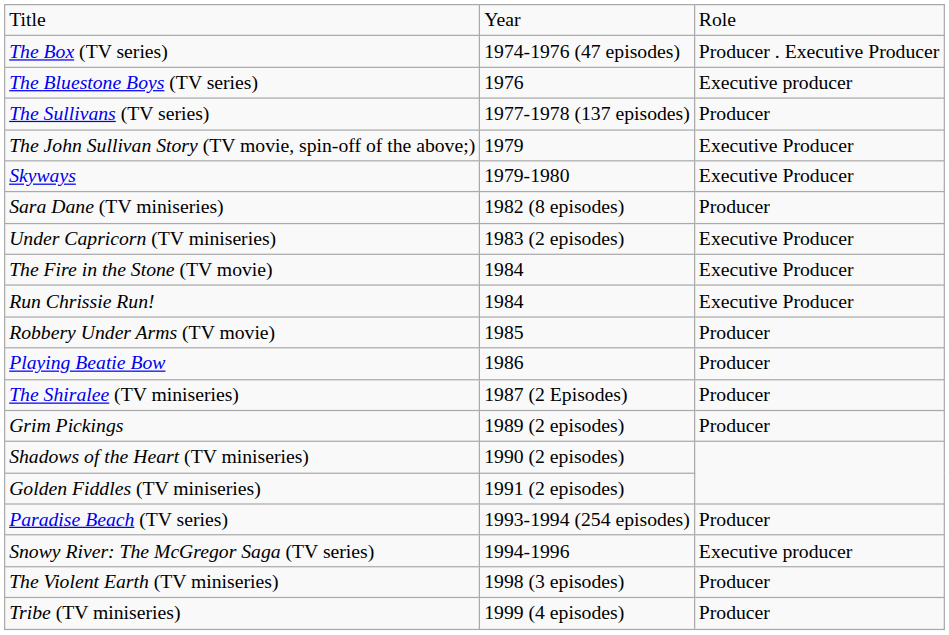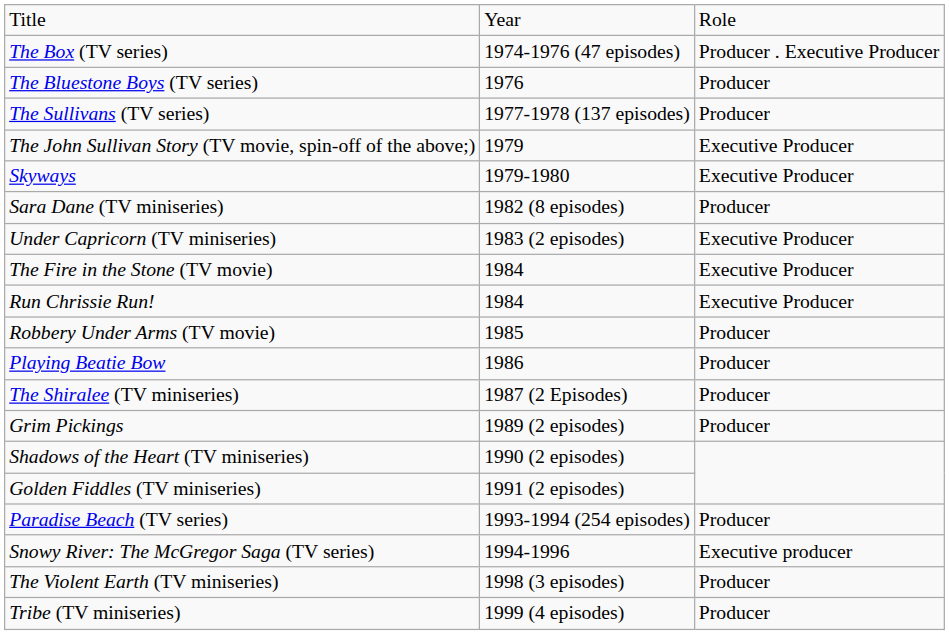(776, 82) Executive producer -> (734, 82) Producer
